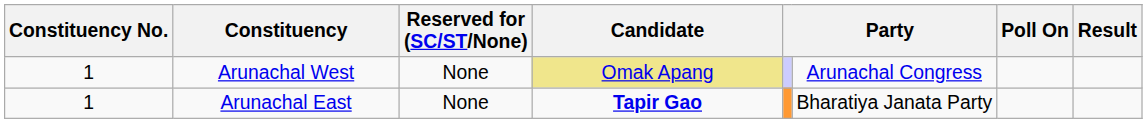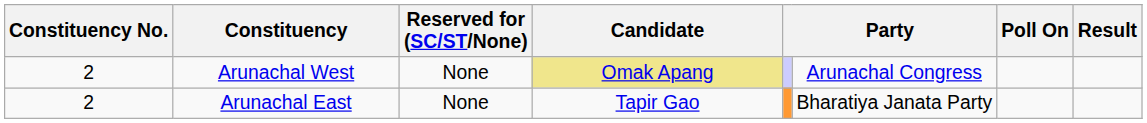(89, 72) 1 -> (89, 72) 2
(89, 103) 1 -> (89, 103) 2
(658, 103) bold -> (658, 103) normal
